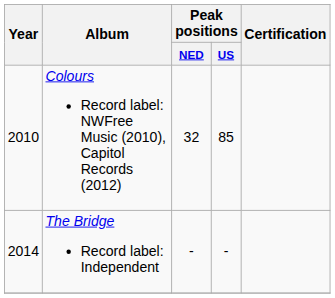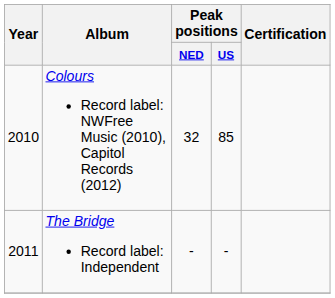(23, 251) 2014 -> (23, 251) 2011
